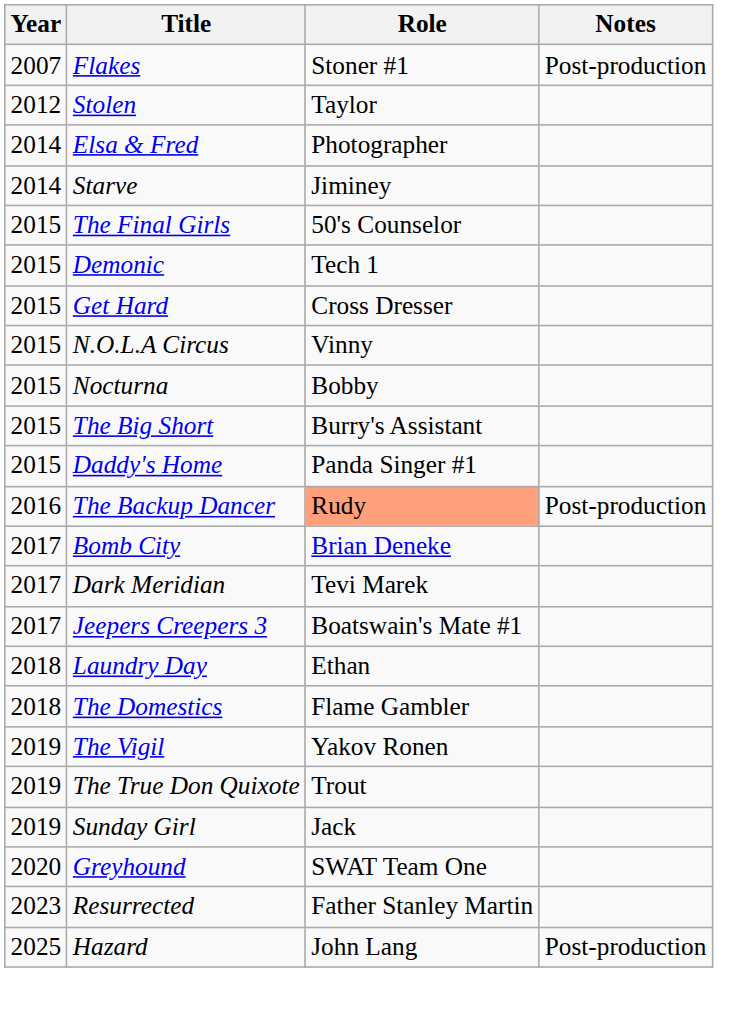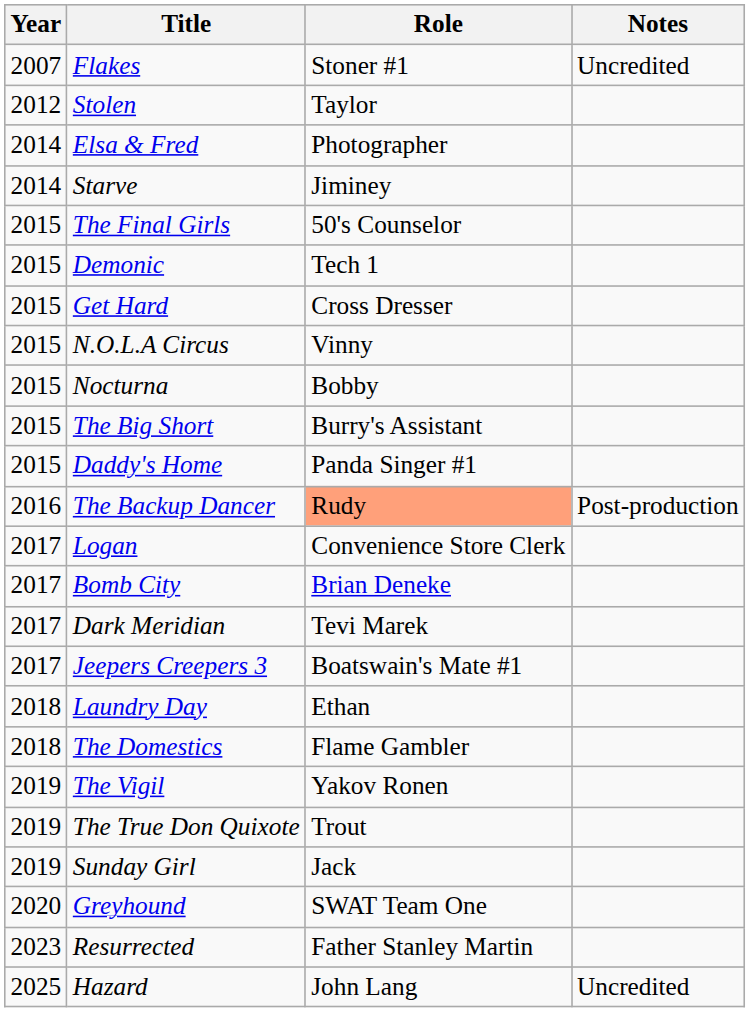(626, 64) Post-production -> (633, 64) Uncredited
+ row: (105, 545)
(626, 946) Post-production -> (633, 986) Uncredited
